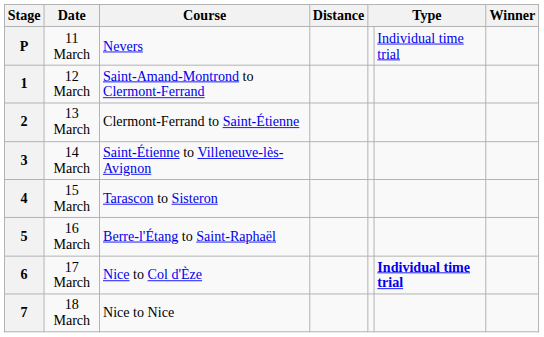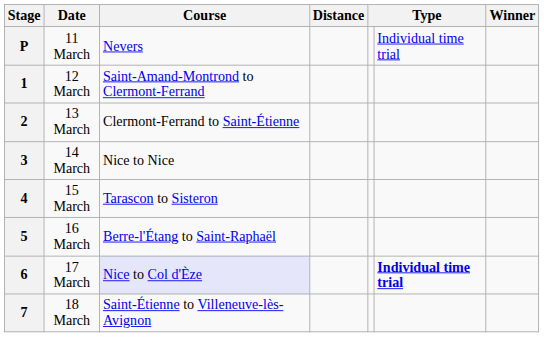(193, 160) Saint-Étienne to Villeneuve-lès-Avignon -> (139, 160) Nice to Nice
(153, 274) no background -> (153, 274) lavender background
(139, 313) Nice to Nice -> (193, 313) Saint-Étienne to Villeneuve-lès-Avignon
